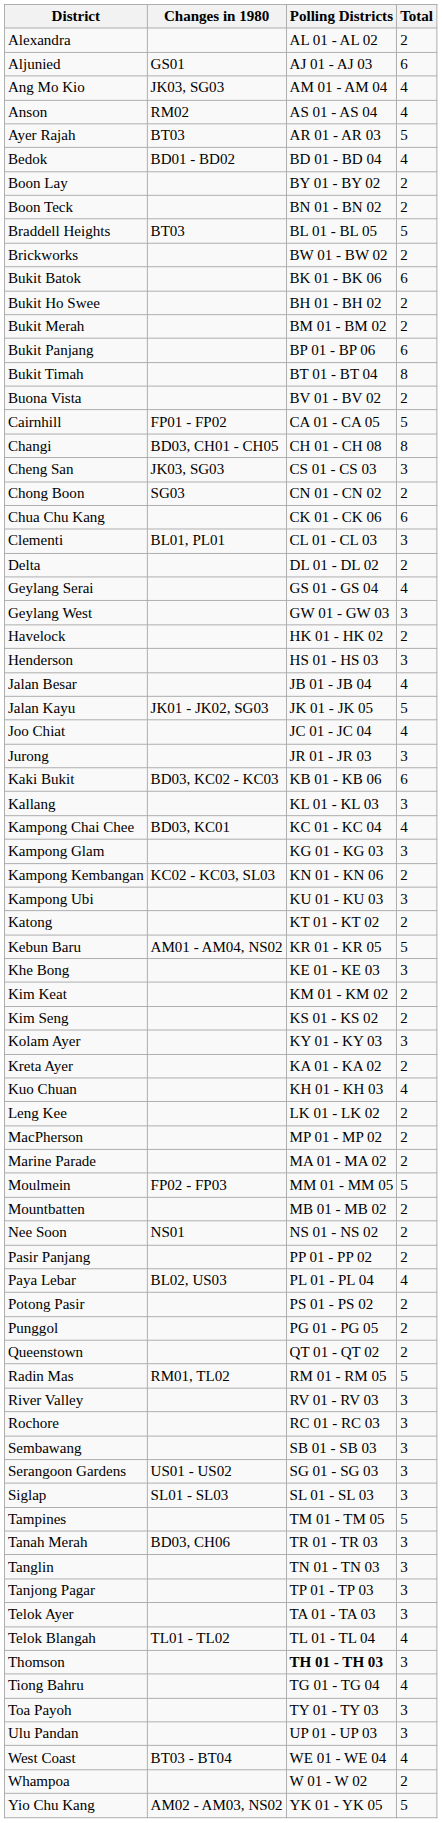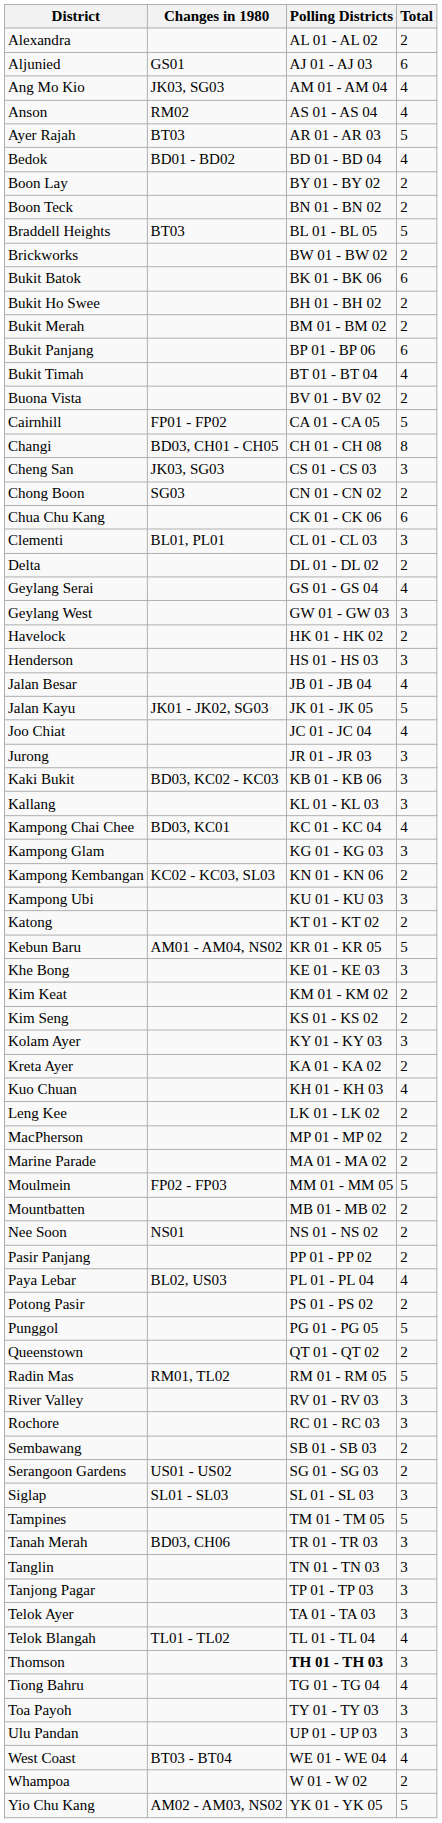(404, 374) 8 -> (404, 374) 4
(404, 779) 6 -> (404, 779) 3
(404, 1328) 2 -> (404, 1328) 5
(404, 1447) 3 -> (404, 1447) 2
(404, 1471) 3 -> (404, 1471) 2
